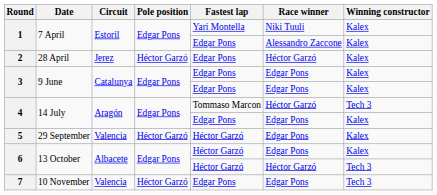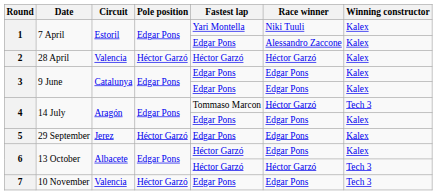(104, 58) Jerez -> (111, 58) Valencia
(214, 58) Edgar Pons -> (218, 58) Héctor Garzó
(111, 135) Valencia -> (104, 135) Jerez
(218, 135) Héctor Garzó -> (214, 135) Edgar Pons
